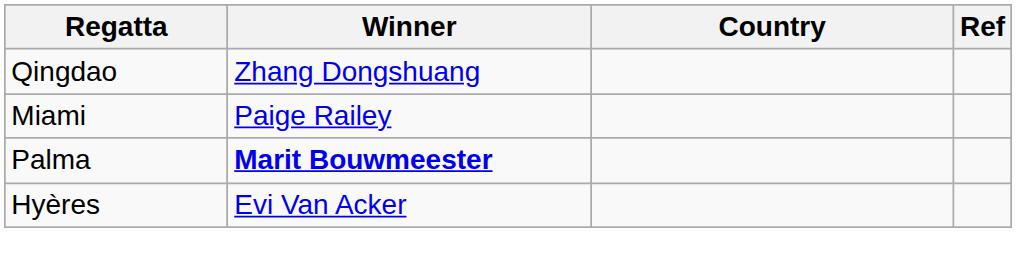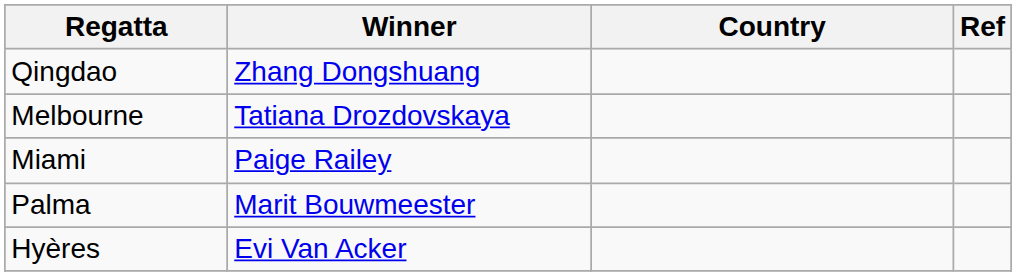+ row: (77, 115)
(363, 159) bold -> (355, 204) normal
